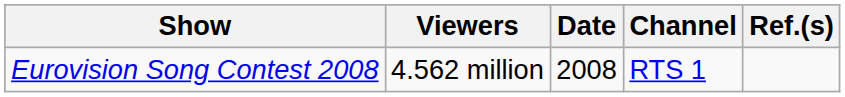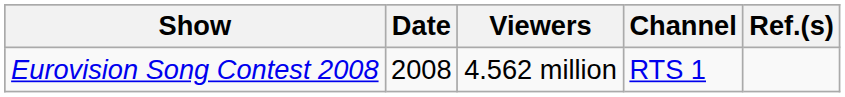columns swapped: (467, 26) <-> (587, 26)
